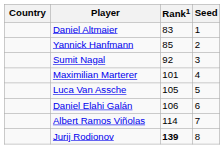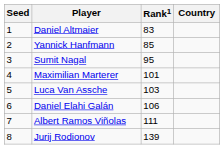columns swapped: (28, 13) <-> (206, 13)
(168, 60) 92 -> (149, 60) 95
(170, 90) 105 -> (151, 90) 103
(170, 121) 114 -> (151, 121) 111
(170, 136) bold -> (151, 136) normal
